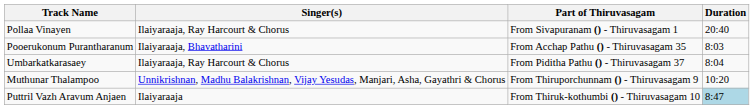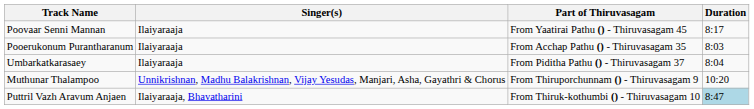+ row: (56, 29)
- row: (39, 29)
(190, 46) Ilaiyaraaja, Bhavatharini -> (160, 46) Ilaiyaraaja
(214, 63) Ilaiyaraaja, Ray Harcourt & Chorus -> (160, 63) Ilaiyaraaja
(160, 96) Ilaiyaraaja -> (190, 96) Ilaiyaraaja, Bhavatharini
